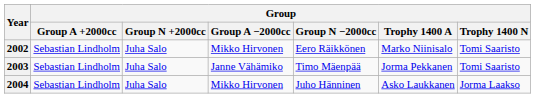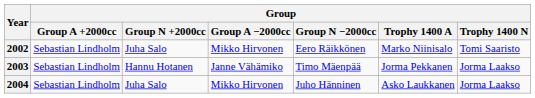(146, 66) Juha Salo -> (159, 66) Hannu Hotanen
(490, 66) Tomi Saaristo -> (490, 66) Jorma Laakso
